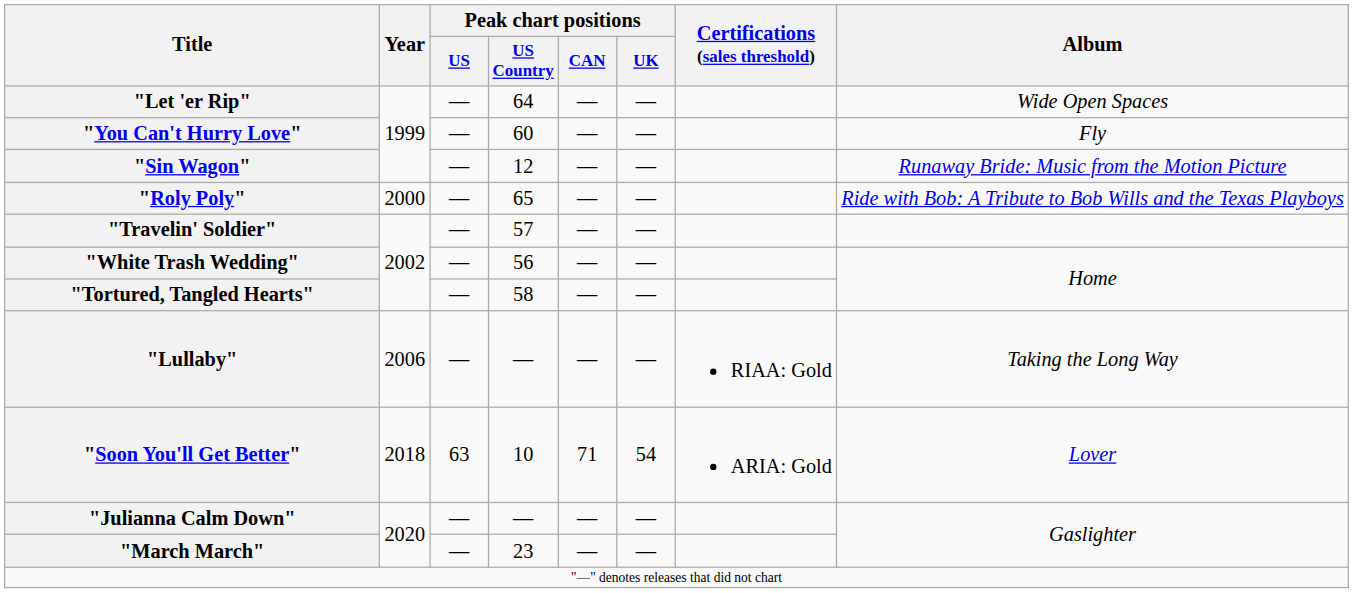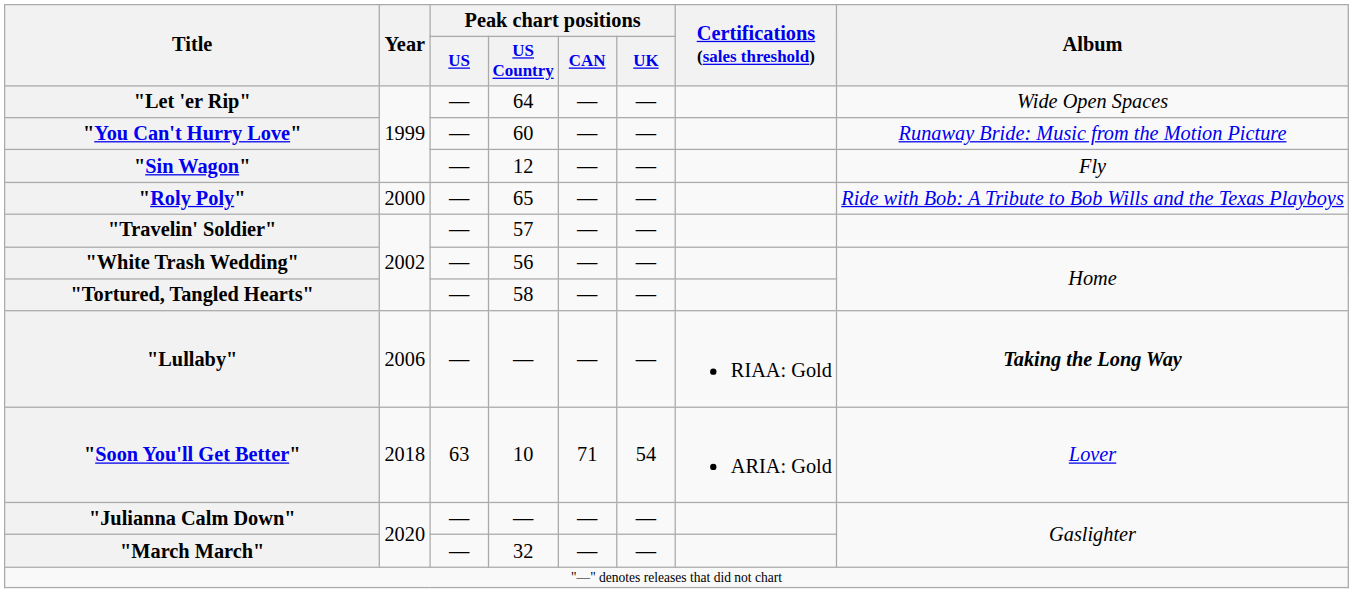(1093, 133) Fly -> (1093, 133) Runaway Bride: Music from the Motion Picture
(1093, 165) Runaway Bride: Music from the Motion Picture -> (1093, 165) Fly
(1093, 358) normal -> (1093, 358) bold
(523, 550) 23 -> (523, 550) 32
